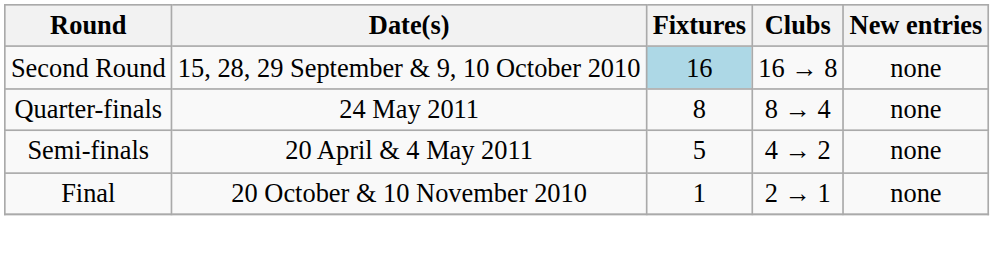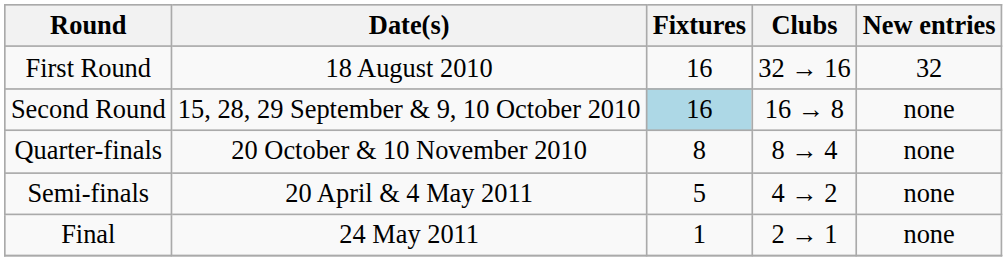+ row: (88, 67)
(409, 109) 24 May 2011 -> (409, 151) 20 October & 10 November 2010
(409, 192) 20 October & 10 November 2010 -> (409, 234) 24 May 2011
